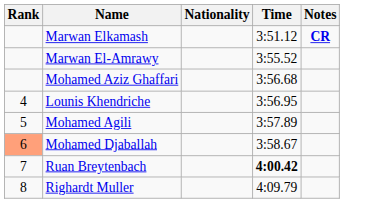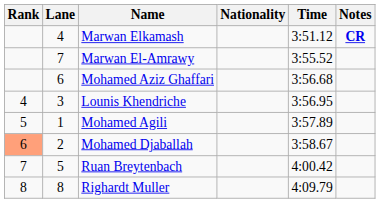+ column: (60, 15)
(277, 166) bold -> (312, 166) normal
